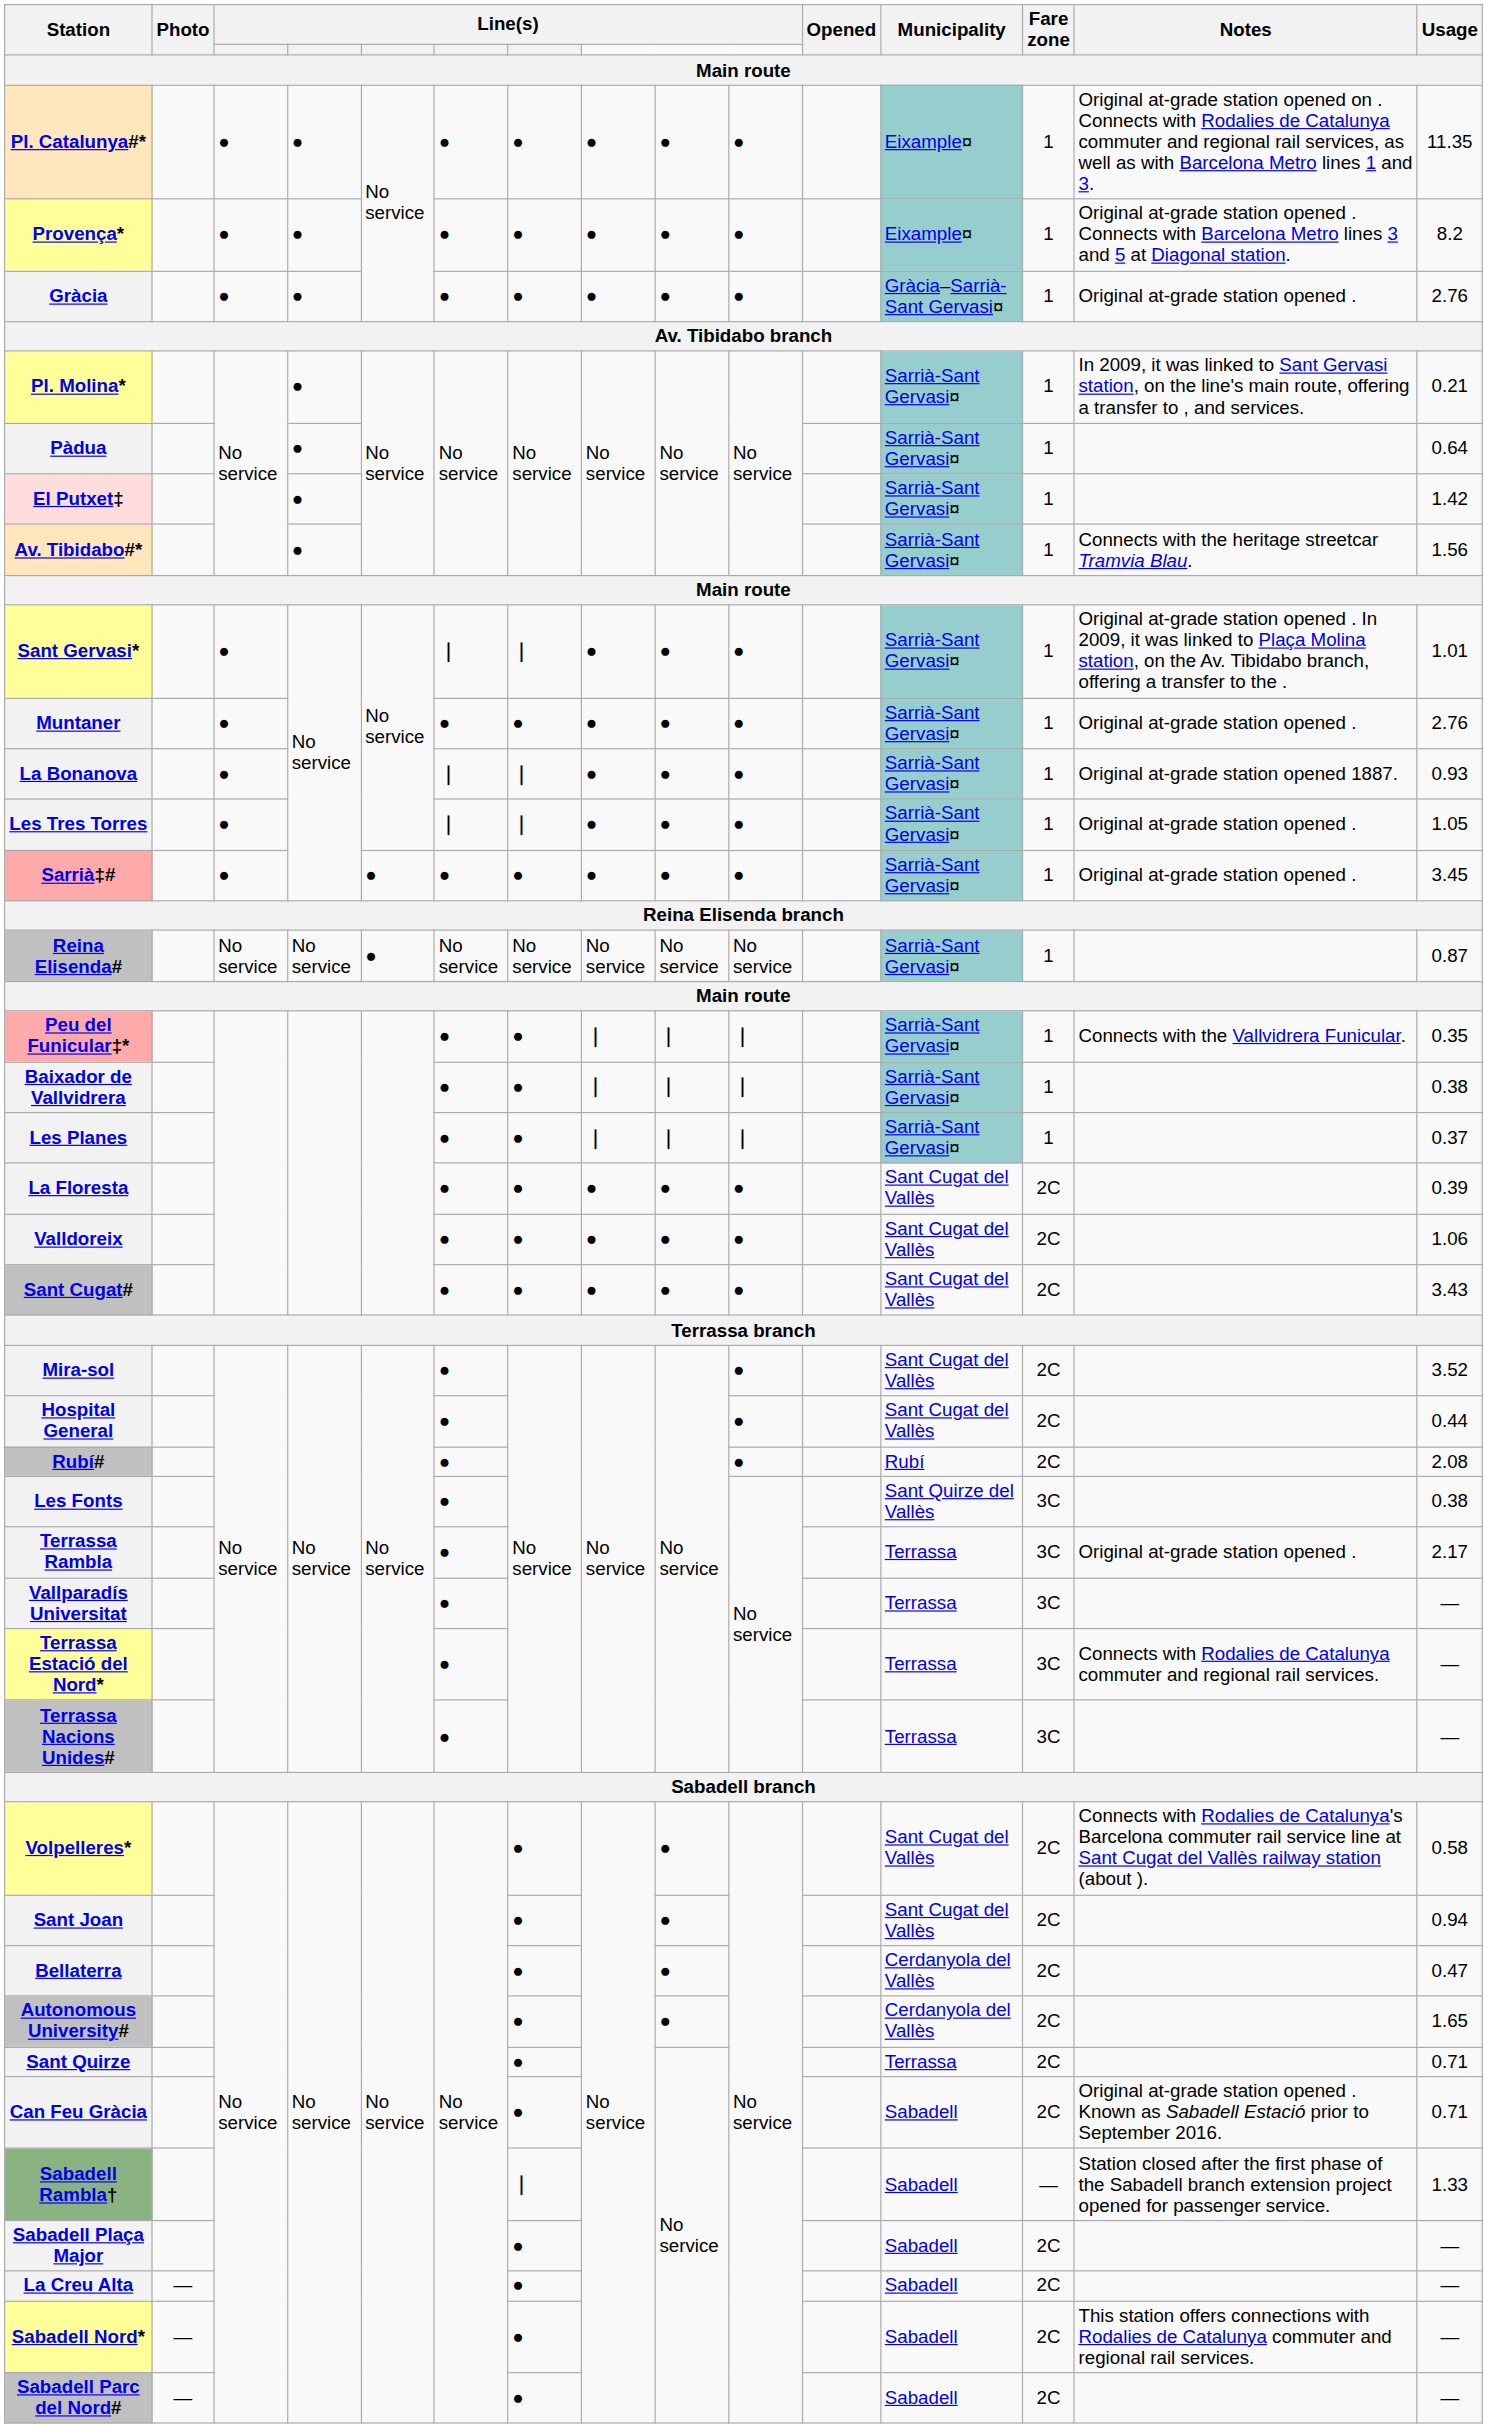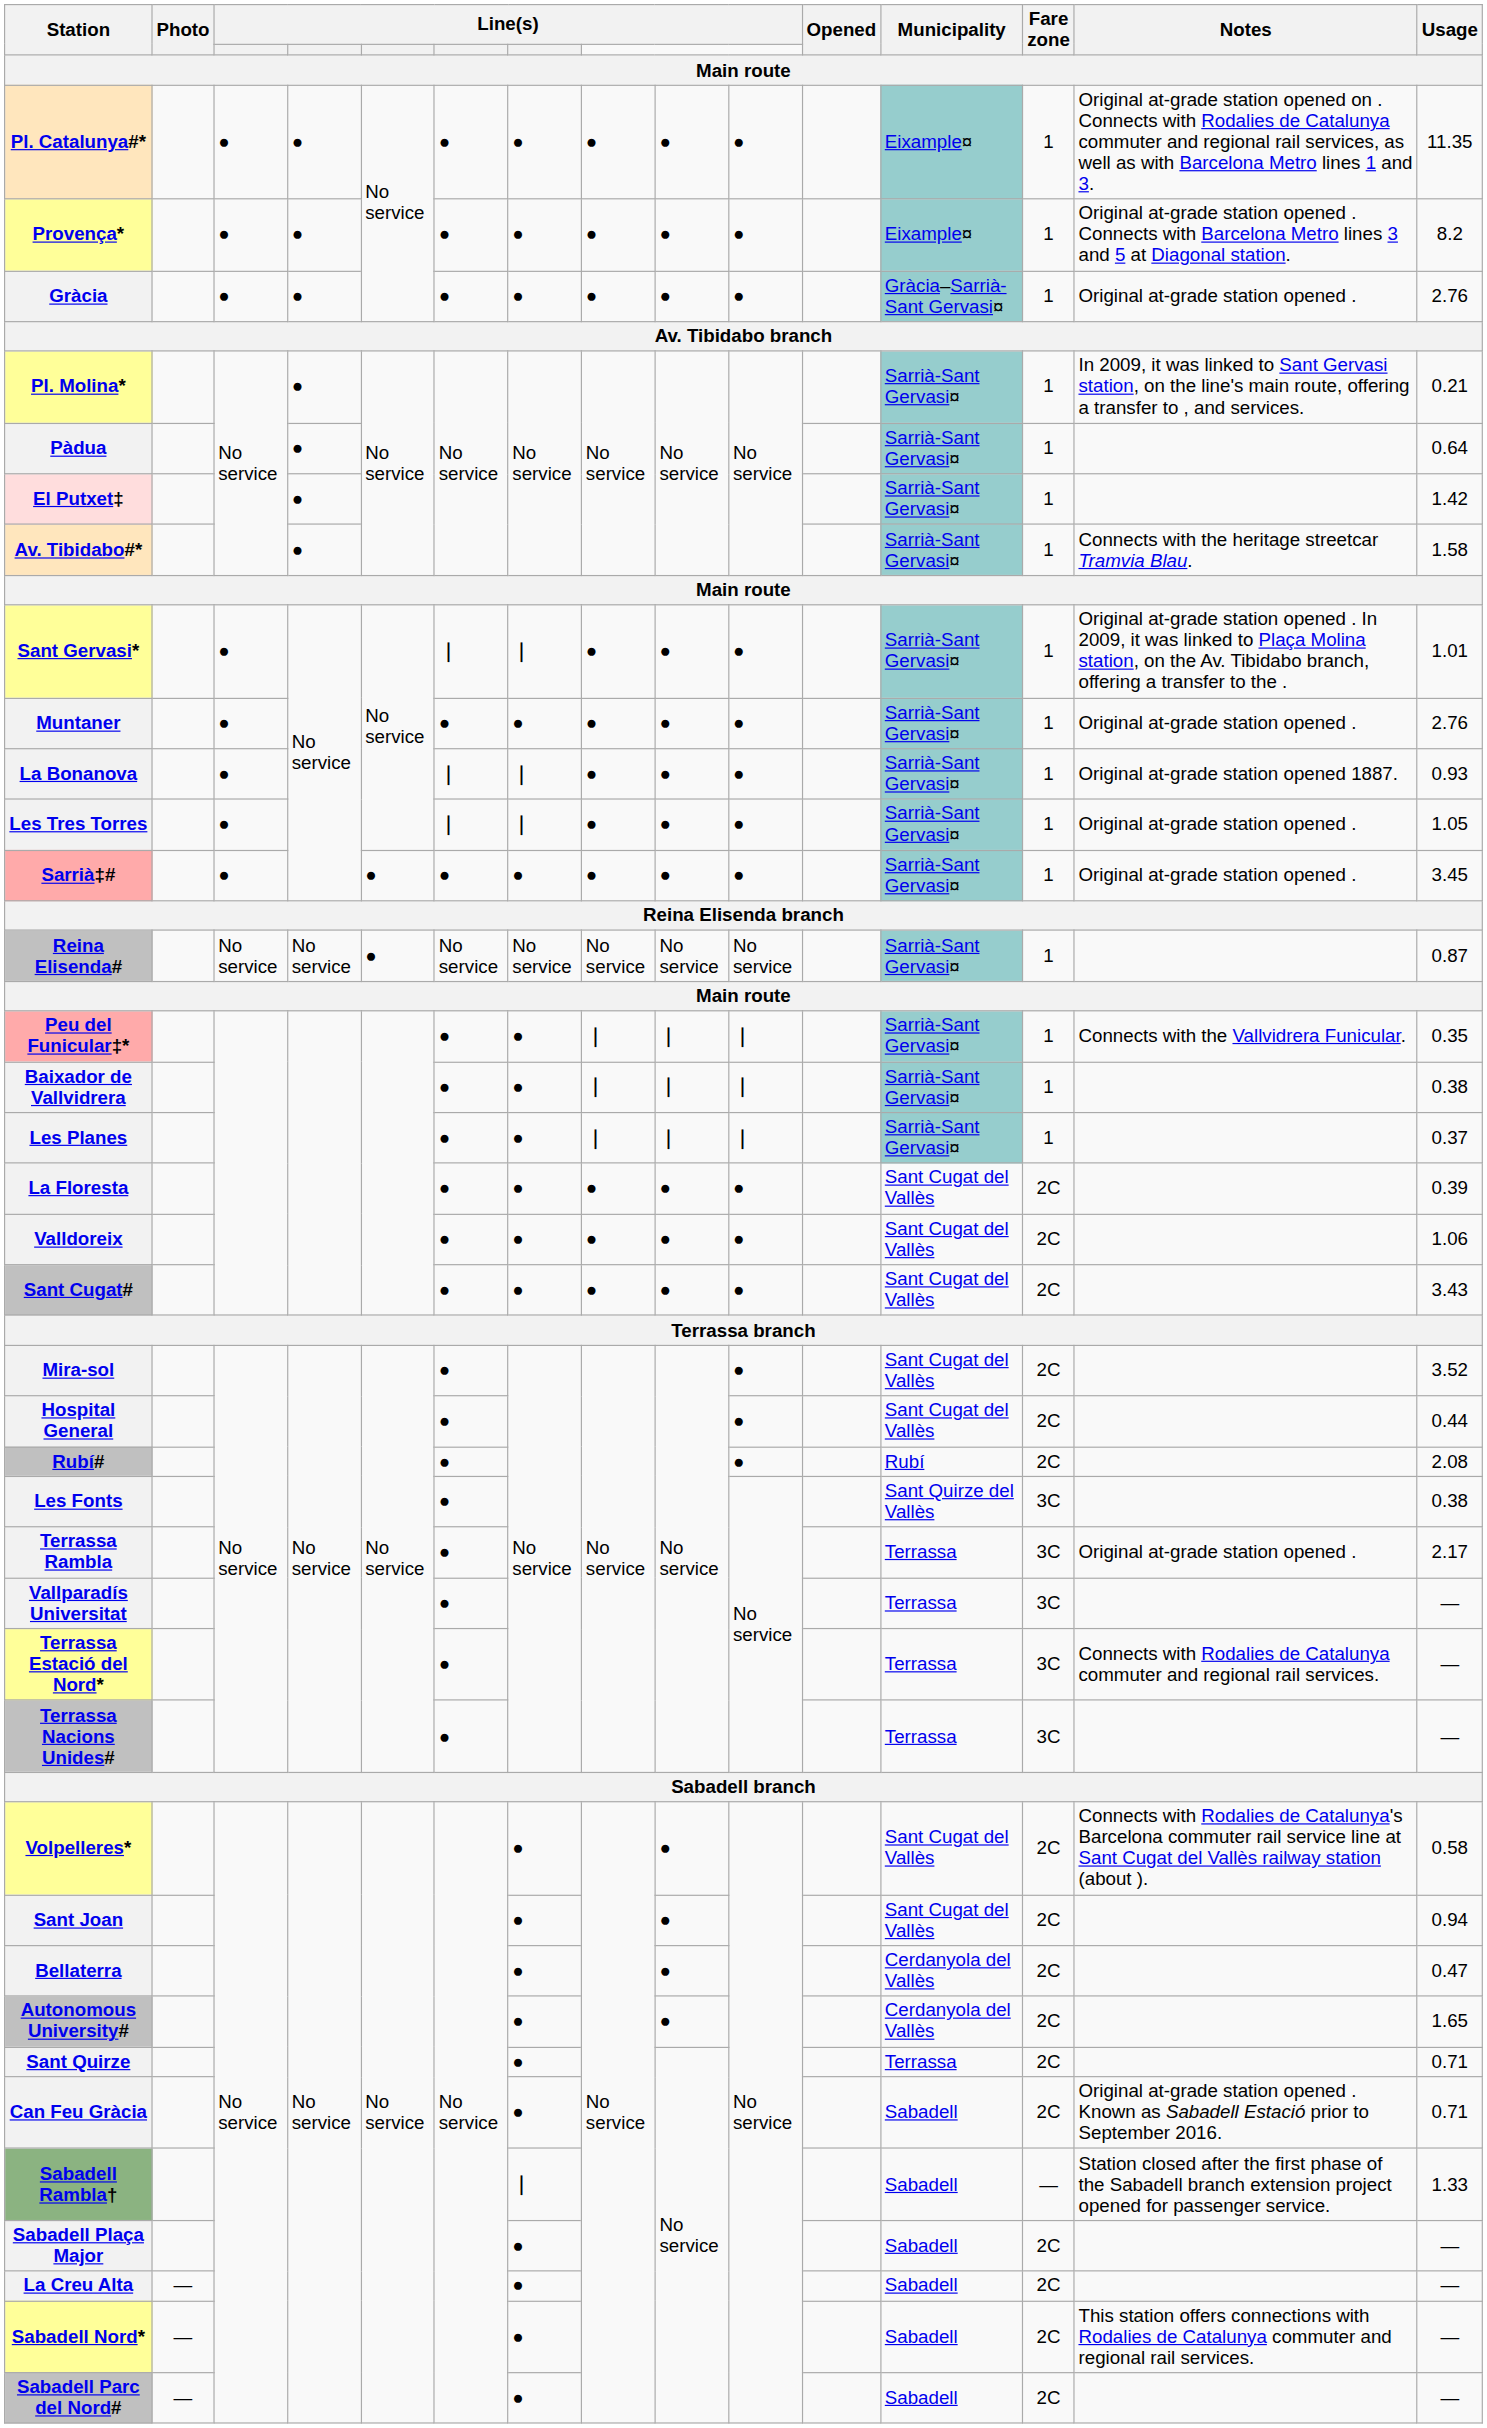(1450, 549) 1.56 -> (1450, 549) 1.58
